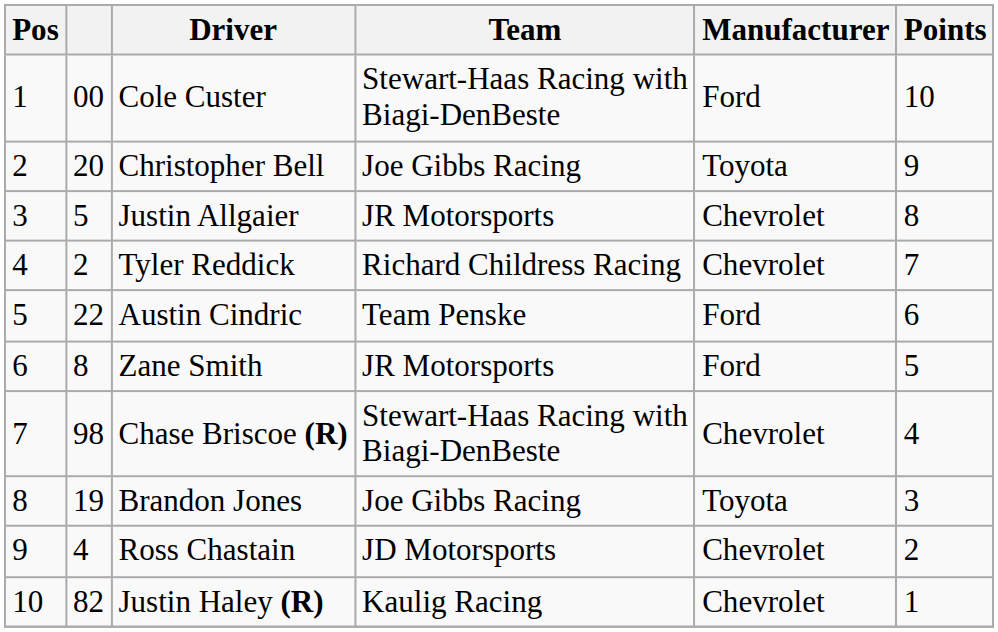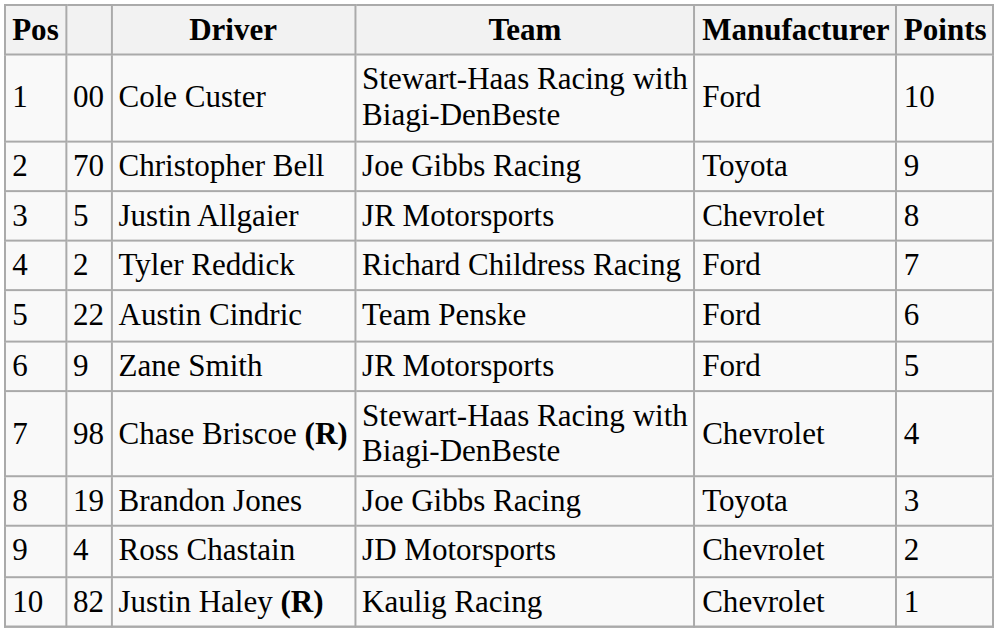(89, 164) 20 -> (89, 164) 70
(763, 264) Chevrolet -> (731, 264) Ford
(81, 364) 8 -> (81, 364) 9
